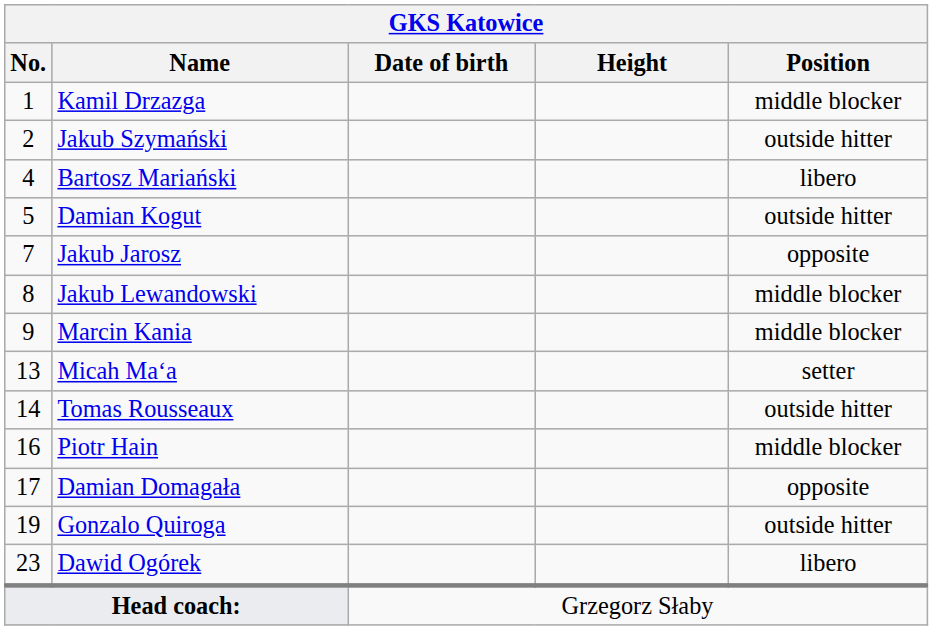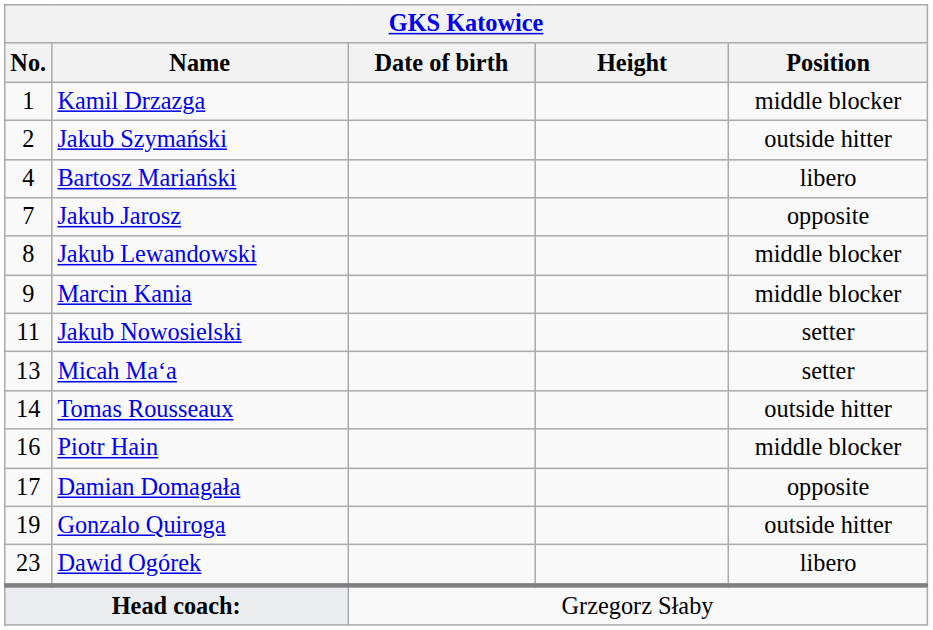- row: (129, 216)
+ row: (150, 332)
